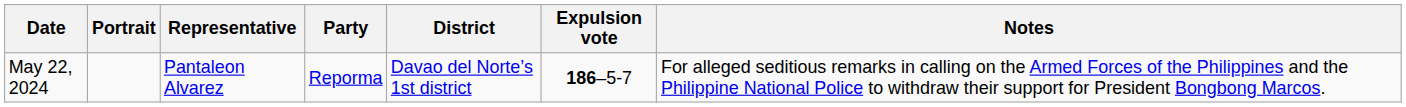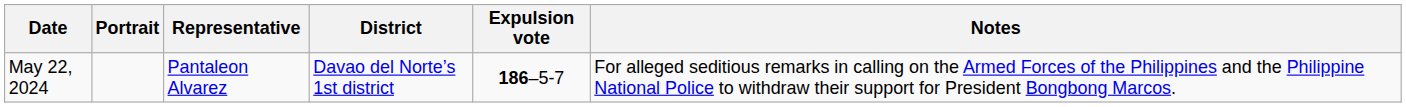- column: (346, 28)
